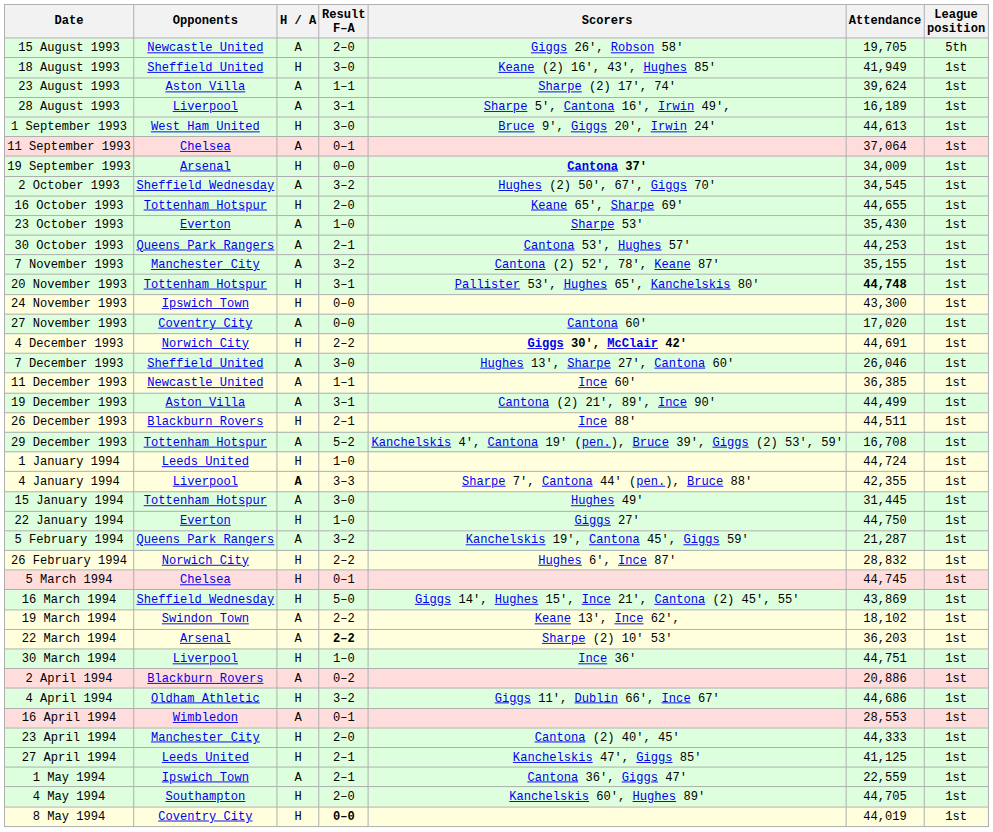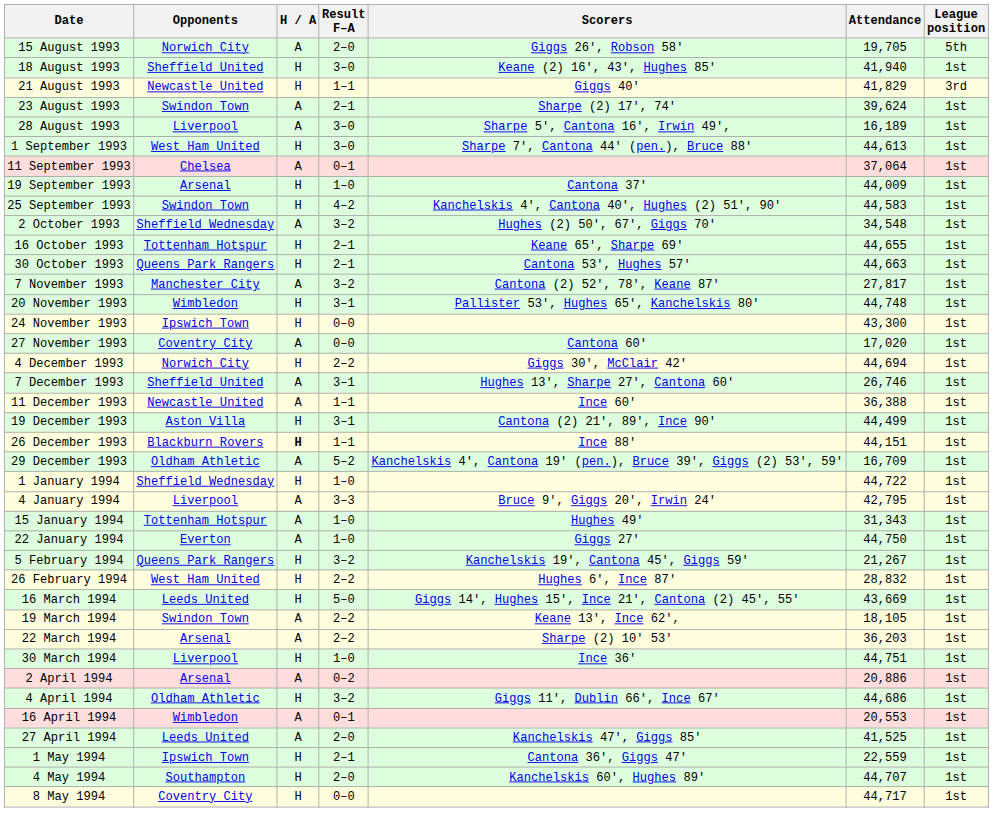(205, 48) Newcastle United -> (205, 48) Norwich City
(885, 68) 41,949 -> (885, 68) 41,940
+ row: (69, 87)
(205, 87) Aston Villa -> (205, 107) Swindon Town
(344, 87) 1–1 -> (344, 107) 2–1
(344, 107) 3–1 -> (344, 127) 3–0
(607, 127) Bruce 9', Giggs 20', Irwin 24' -> (607, 146) Sharpe 7', Cantona 44' (pen.), Bruce 88'
(344, 166) 0–0 -> (344, 186) 1–0
(607, 166) bold -> (607, 186) normal
(885, 166) 34,009 -> (885, 186) 44,009
+ row: (69, 206)
(885, 186) 34,545 -> (885, 225) 34,548
(344, 206) 2–0 -> (344, 245) 2–1
- row: (69, 225)
(298, 245) A -> (298, 265) H
(885, 245) 44,253 -> (885, 265) 44,663
(885, 265) 35,155 -> (885, 284) 27,817
(205, 284) Tottenham Hotspur -> (205, 304) Wimbledon
(885, 284) bold -> (885, 304) normal
(607, 344) bold -> (607, 363) normal
(885, 344) 44,691 -> (885, 363) 44,694
(344, 363) 3–0 -> (344, 383) 3–1
(885, 363) 26,046 -> (885, 383) 26,746
(885, 383) 36,385 -> (885, 403) 36,388
(298, 403) A -> (298, 422) H
(298, 422) normal -> (298, 442) bold
(344, 422) 2–1 -> (344, 442) 1–1
(885, 422) 44,511 -> (885, 442) 44,151
(205, 442) Tottenham Hotspur -> (205, 462) Oldham Athletic
(885, 442) 16,708 -> (885, 462) 16,709
(205, 462) Leeds United -> (205, 481) Sheffield Wednesday
(885, 462) 44,724 -> (885, 481) 44,722
(298, 481) bold -> (298, 501) normal
(607, 481) Sharpe 7', Cantona 44' (pen.), Bruce 88' -> (607, 501) Bruce 9', Giggs 20', Irwin 24'
(885, 481) 42,355 -> (885, 501) 42,795
(344, 501) 3–0 -> (344, 521) 1–0
(885, 501) 31,445 -> (885, 521) 31,343
(298, 521) H -> (298, 541) A
(298, 541) A -> (298, 560) H
(885, 541) 21,287 -> (885, 560) 21,267
(205, 560) Norwich City -> (205, 580) West Ham United
- row: (69, 580)
(205, 600) Sheffield Wednesday -> (205, 600) Leeds United
(885, 600) 43,869 -> (885, 600) 43,669
(885, 619) 18,102 -> (885, 619) 18,105
(344, 639) bold -> (344, 639) normal
(205, 679) Blackburn Rovers -> (205, 679) Arsenal
(885, 718) 28,553 -> (885, 718) 20,553
- row: (69, 738)
(298, 757) H -> (298, 738) A
(344, 757) 2–1 -> (344, 738) 2–0
(885, 757) 41,125 -> (885, 738) 41,525
(298, 777) A -> (298, 757) H
(885, 797) 44,705 -> (885, 777) 44,707
(344, 816) bold -> (344, 797) normal
(885, 816) 44,019 -> (885, 797) 44,717
